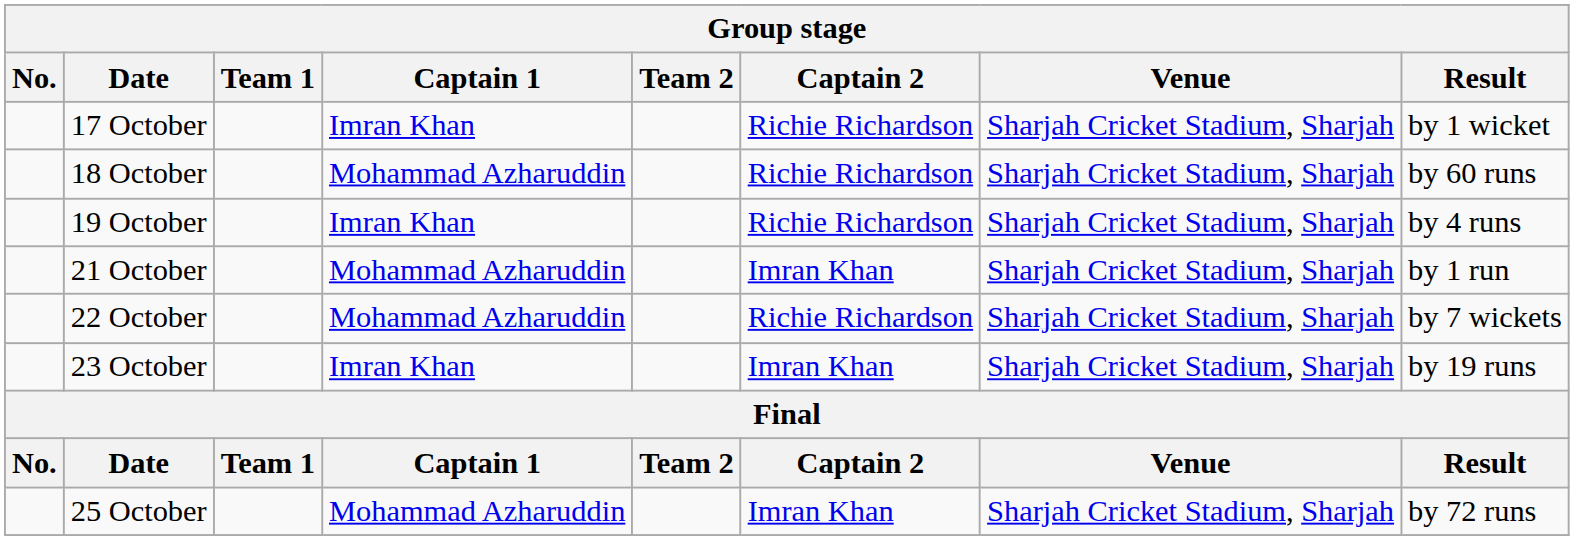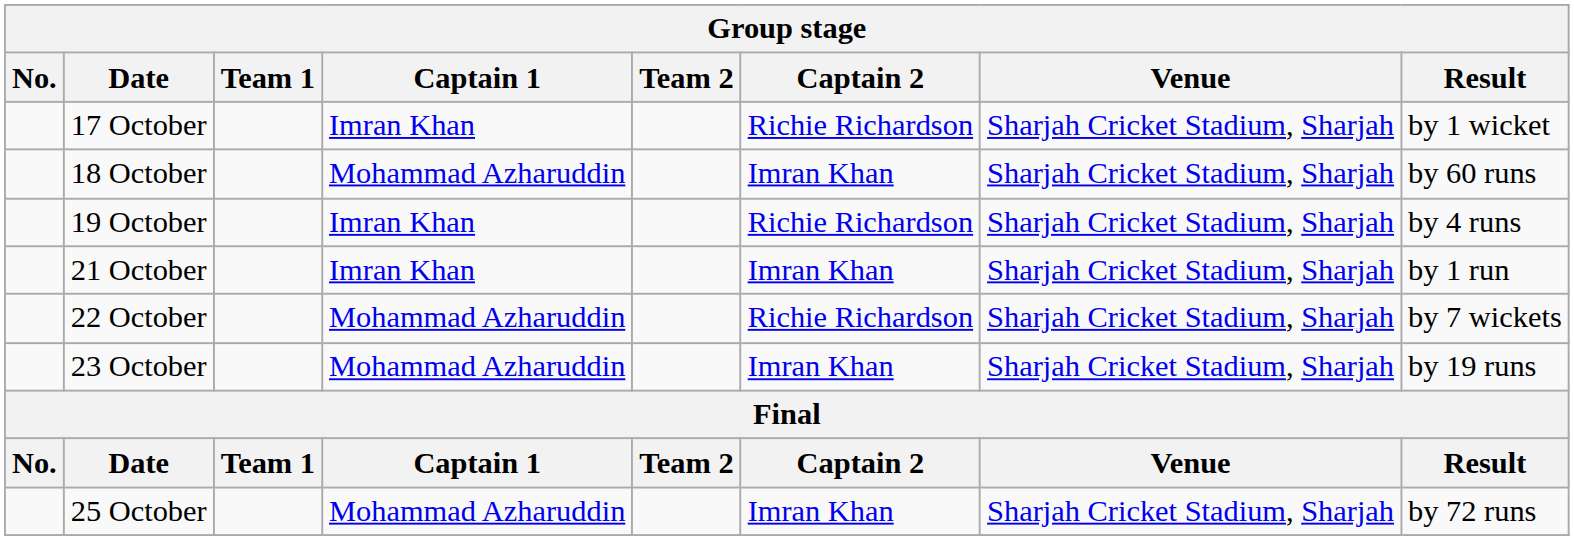(860, 173) Richie Richardson -> (821, 173) Imran Khan
(477, 269) Mohammad Azharuddin -> (402, 269) Imran Khan
(402, 366) Imran Khan -> (477, 366) Mohammad Azharuddin
